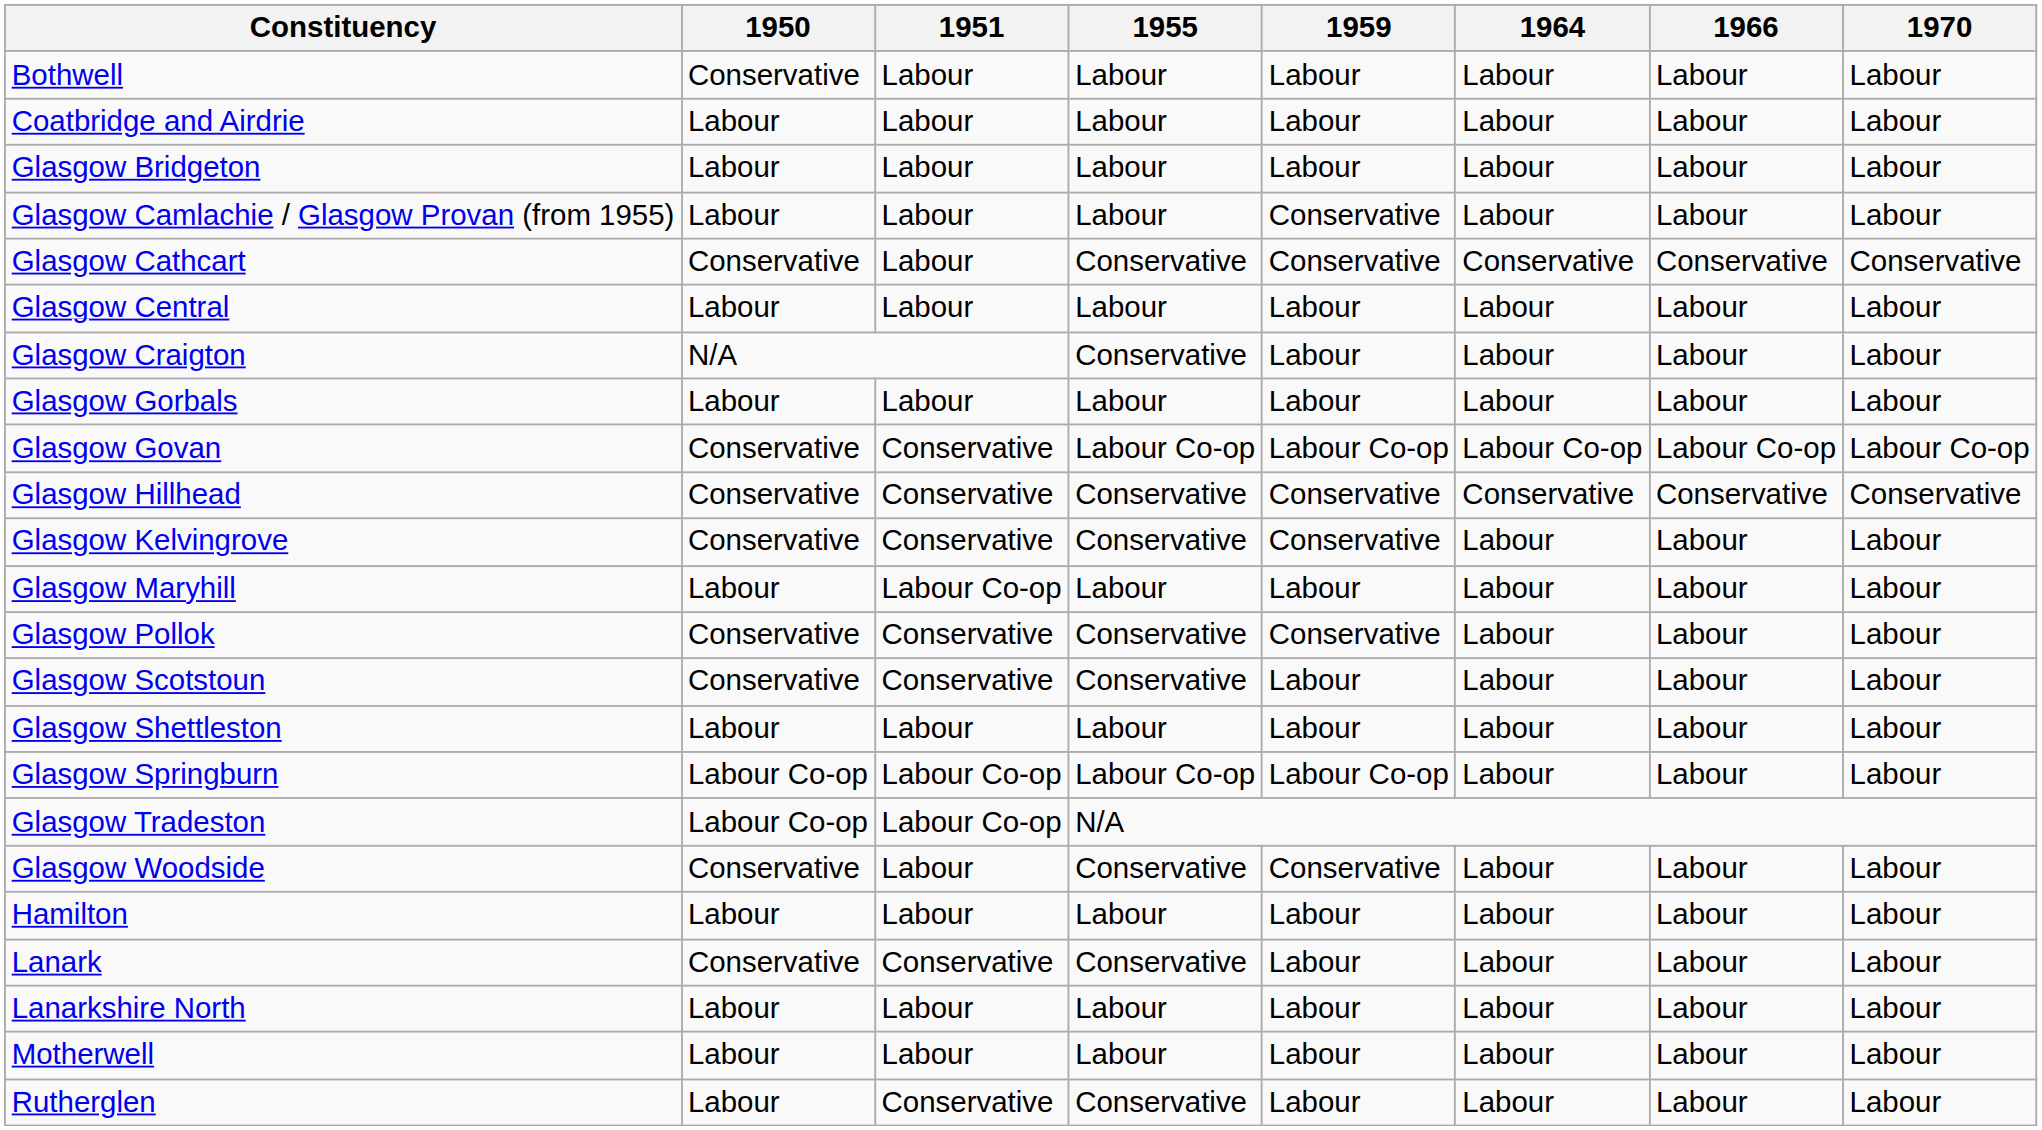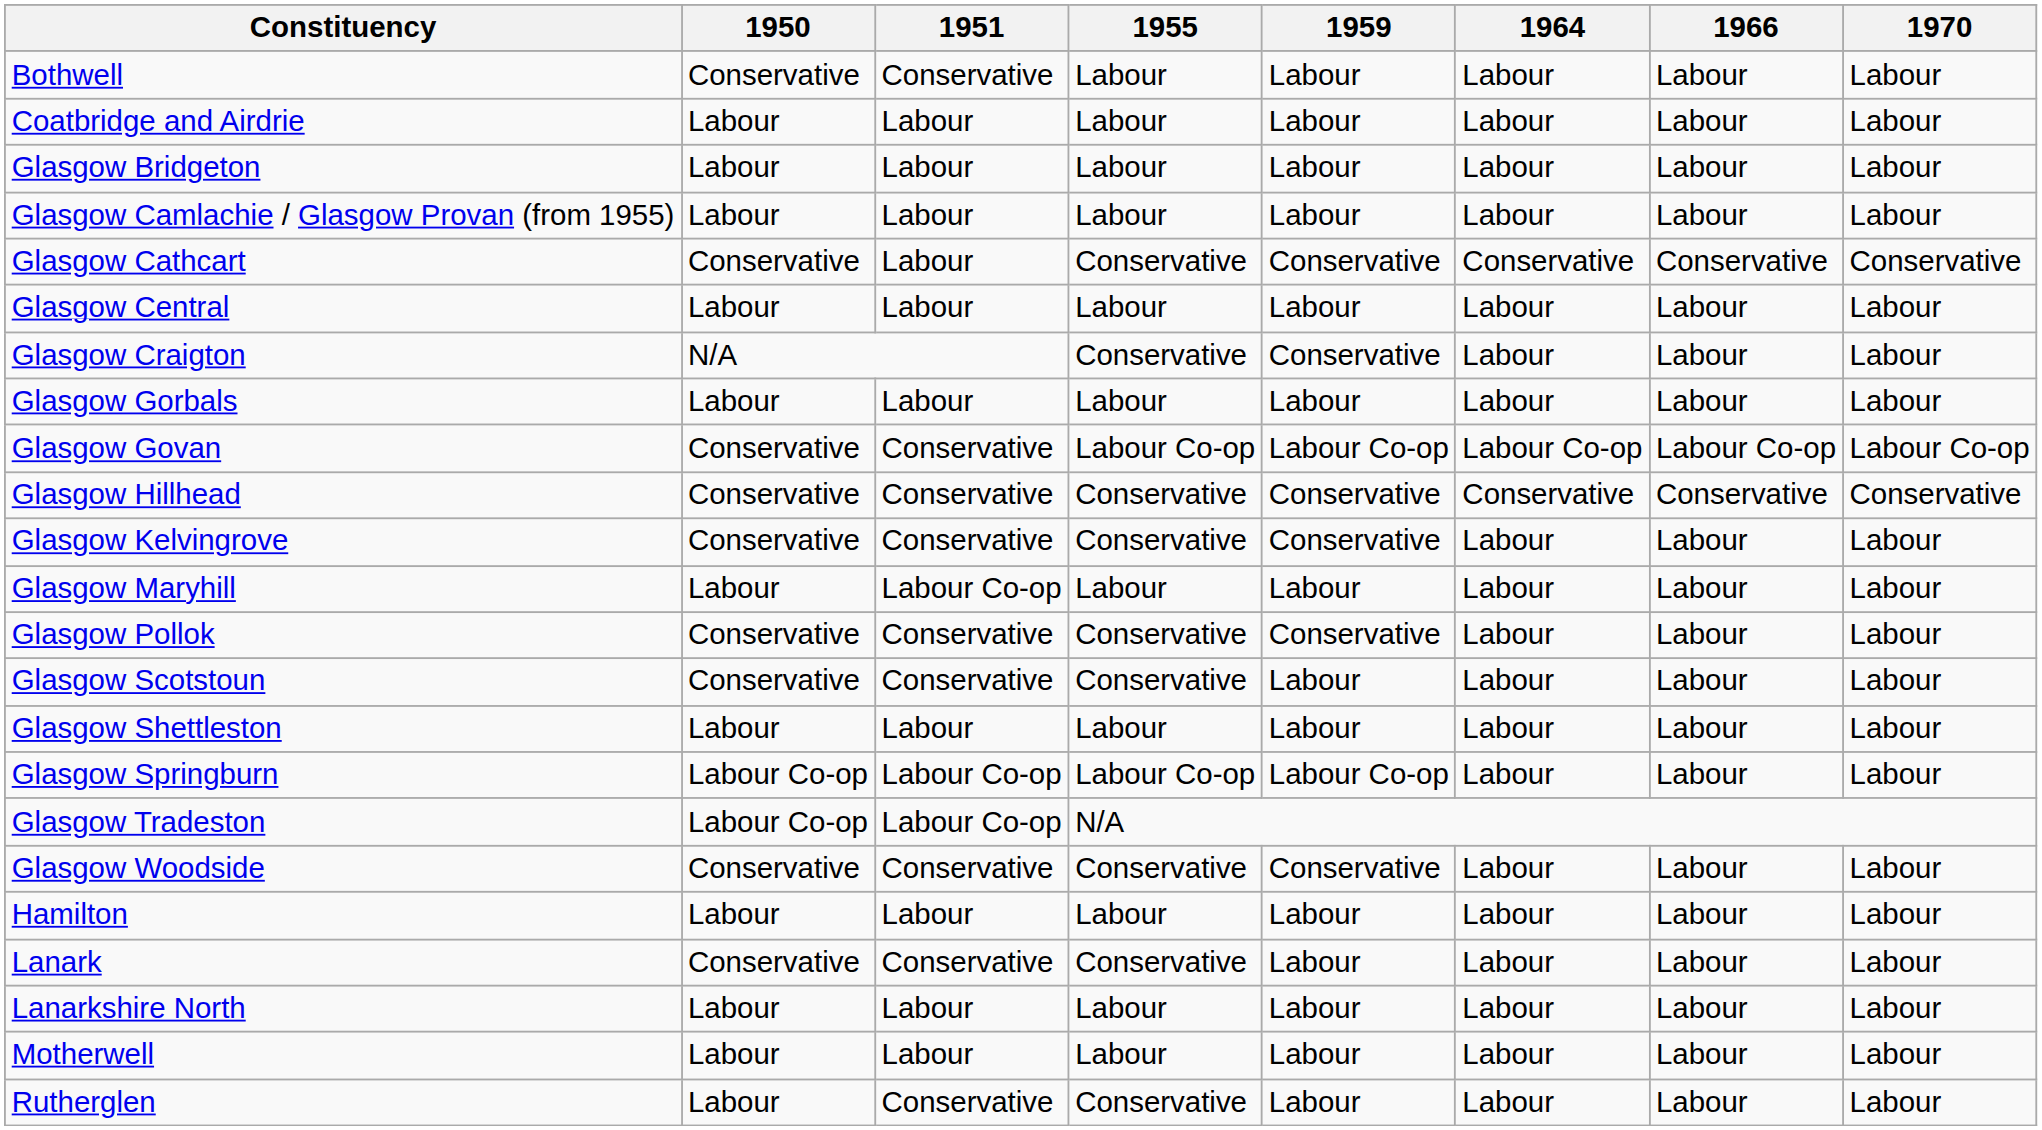(927, 74) Labour -> (967, 74) Conservative
(1355, 214) Conservative -> (1315, 214) Labour
(1315, 354) Labour -> (1355, 354) Conservative
(927, 868) Labour -> (967, 868) Conservative
